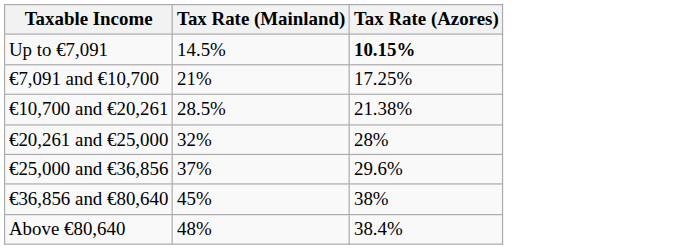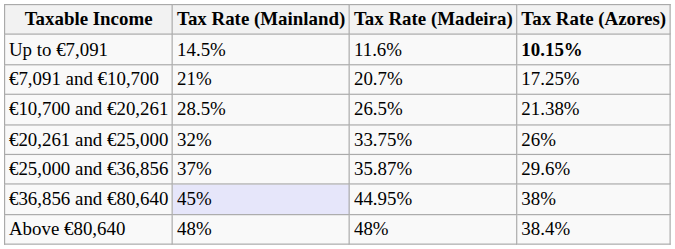+ column: (433, 19)
(371, 139) 28% -> (539, 139) 26%
(194, 199) no background -> (194, 199) lavender background
